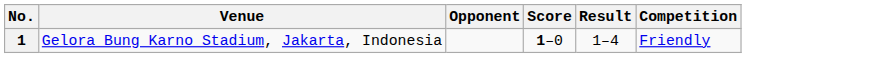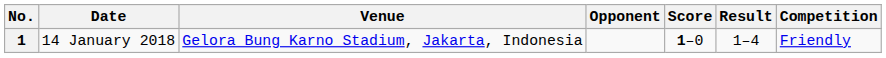+ column: (109, 17)
